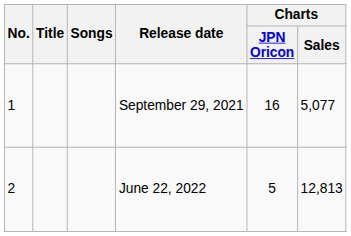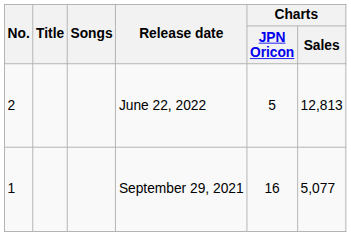rows swapped: (181, 105) <-> (163, 189)
